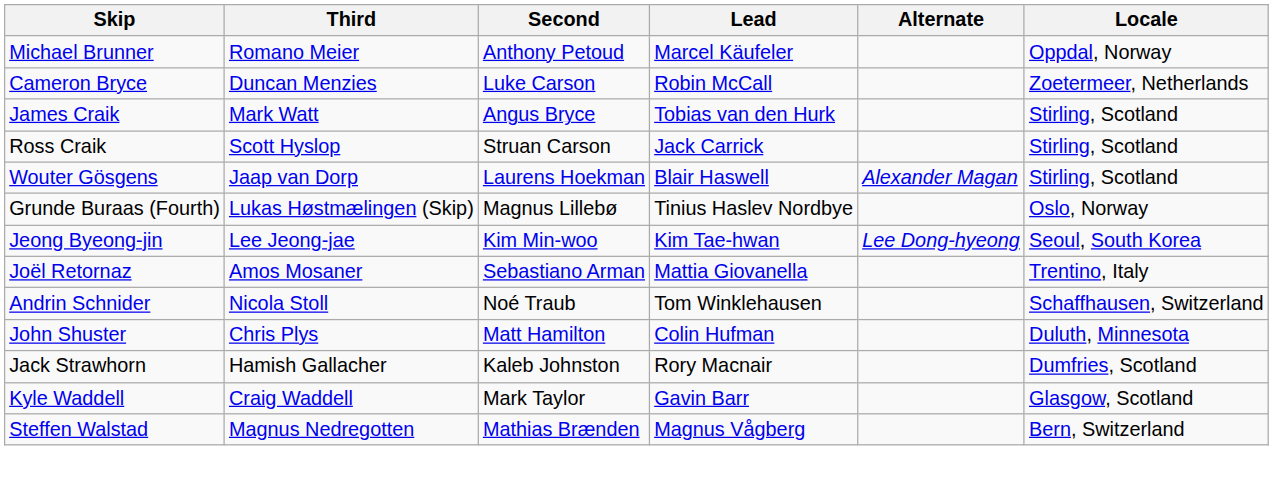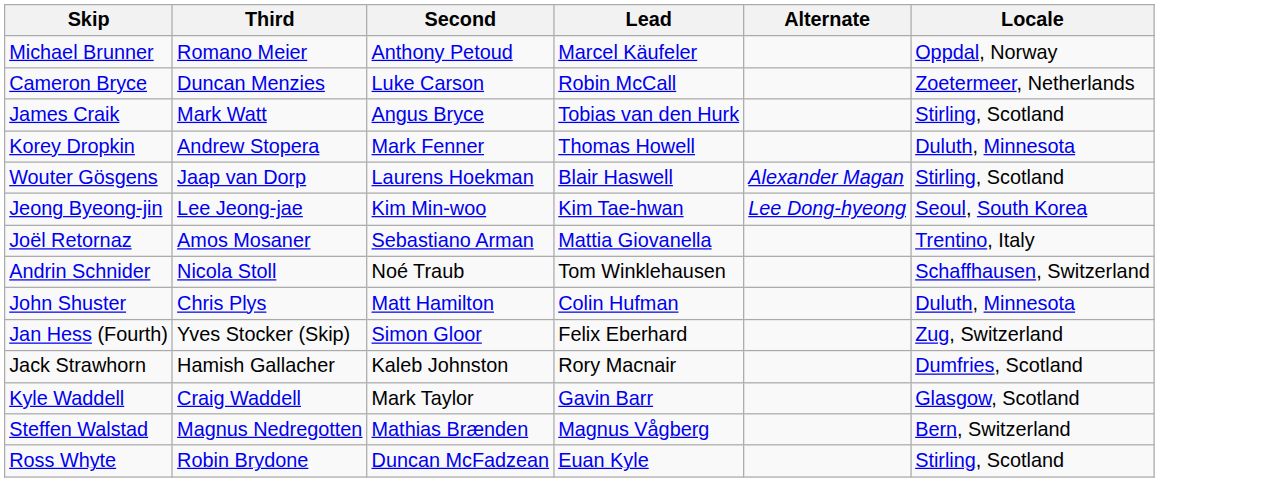- row: (58, 146)
+ row: (72, 146)
- row: (115, 209)
+ row: (89, 334)
+ row: (63, 460)
